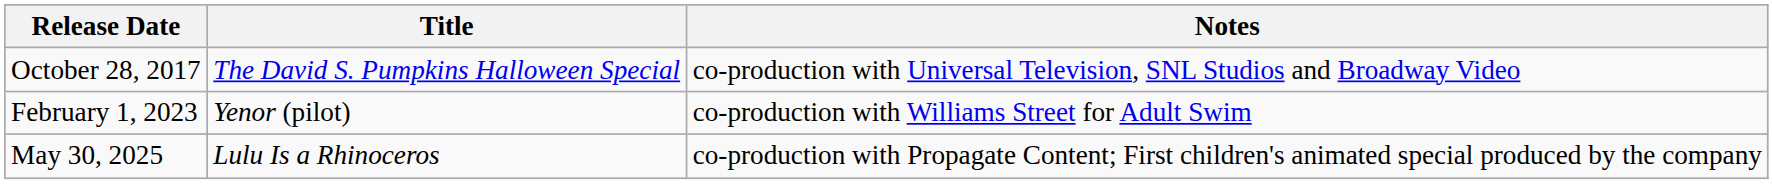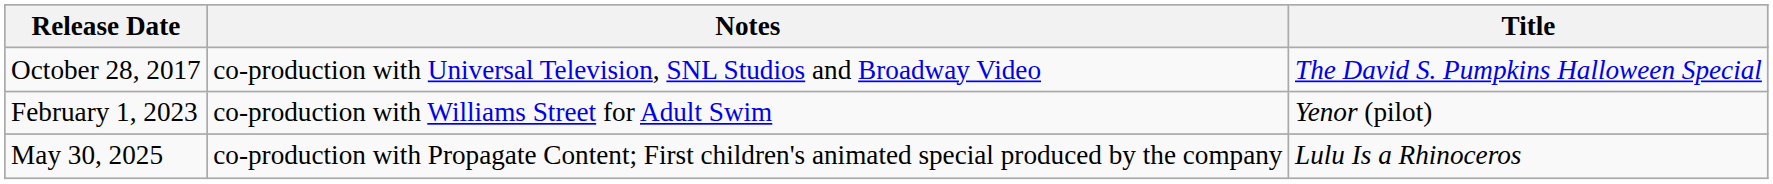columns swapped: (447, 26) <-> (1227, 26)
